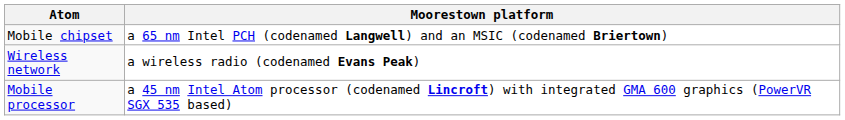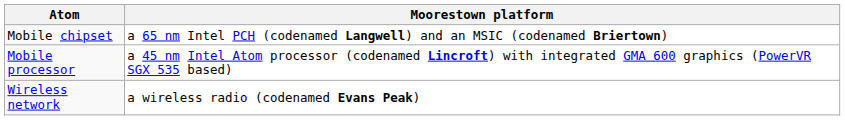rows swapped: (41, 97) <-> (38, 63)
